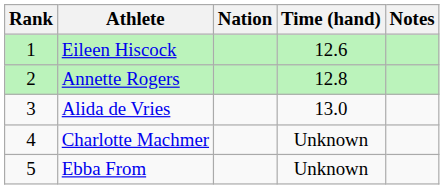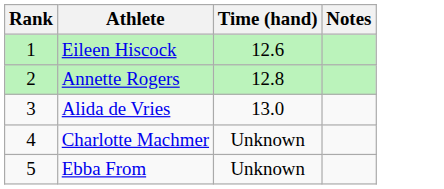- column: (245, 19)
